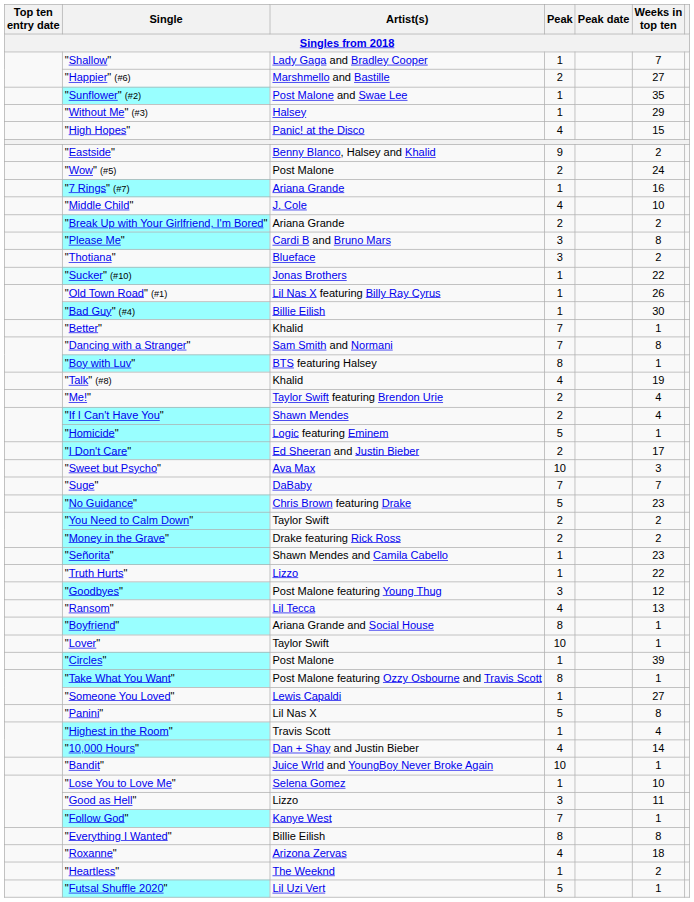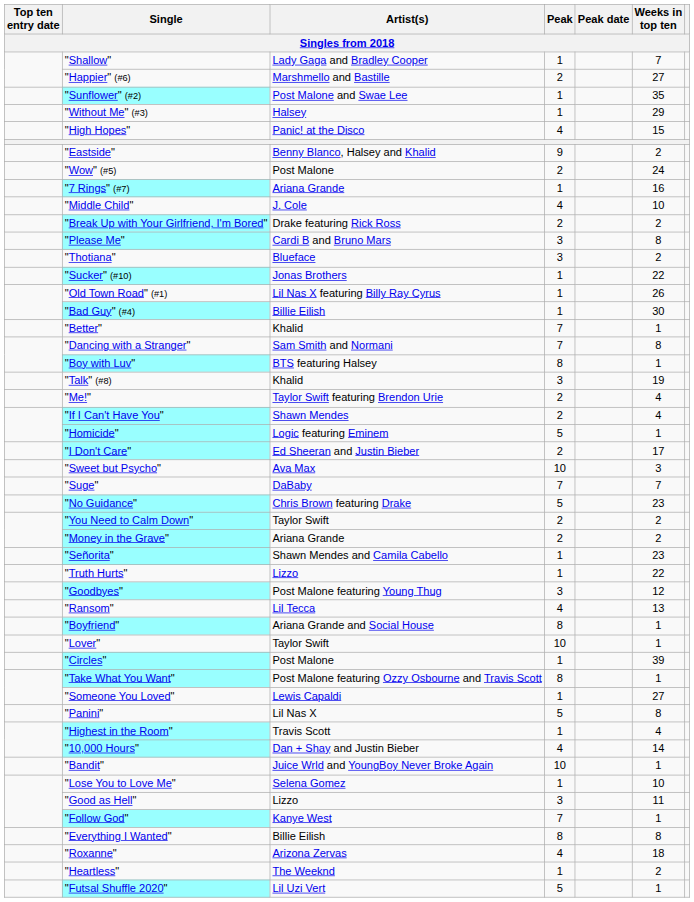(308, 223) Ariana Grande -> (337, 223) Drake featuring Rick Ross
(560, 380) 4 -> (560, 380) 3
(337, 538) Drake featuring Rick Ross -> (308, 538) Ariana Grande
